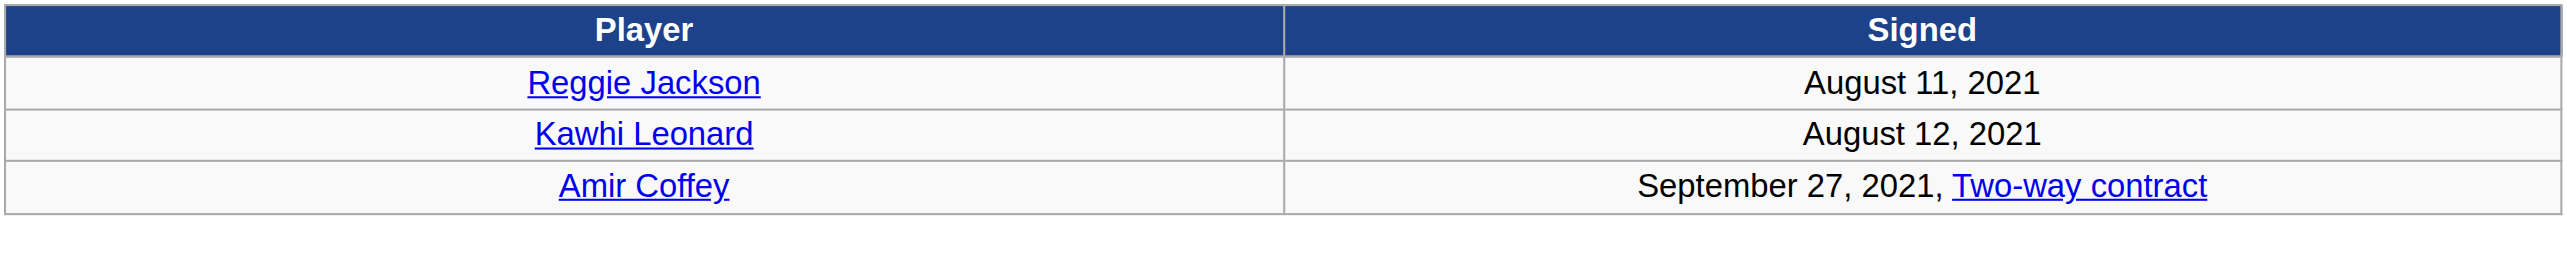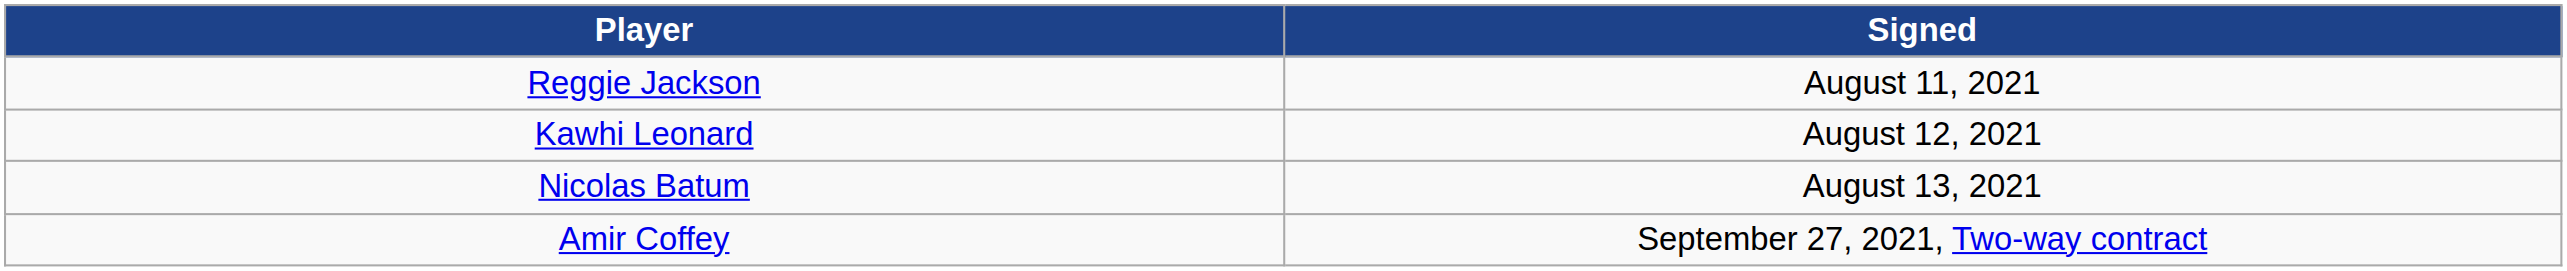+ row: (644, 186)
